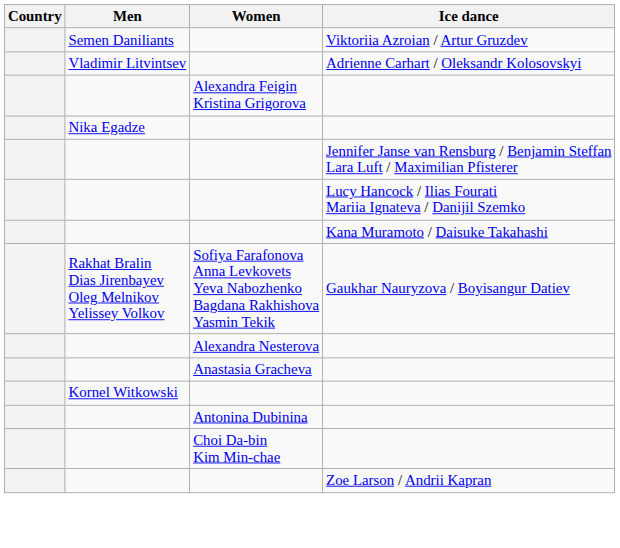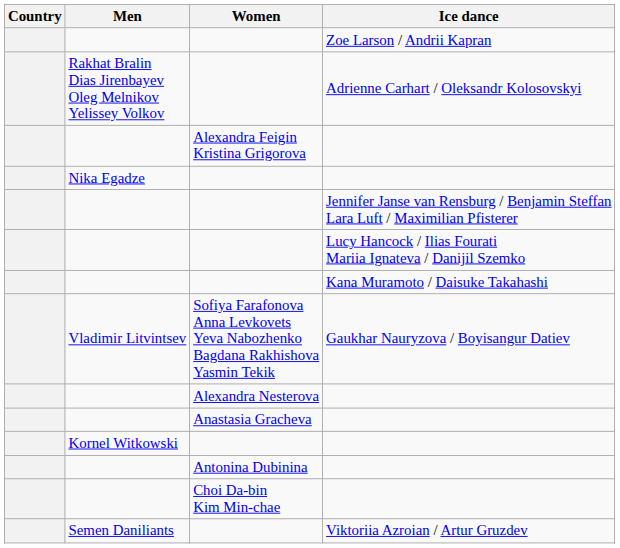rows swapped: (256, 40) <-> (256, 481)
(127, 63) Vladimir Litvintsev -> (116, 88) Rakhat Bralin Dias Jirenbayev Oleg Melnikov Yelissey Volkov
(116, 288) Rakhat Bralin Dias Jirenbayev Oleg Melnikov Yelissey Volkov -> (127, 339) Vladimir Litvintsev
